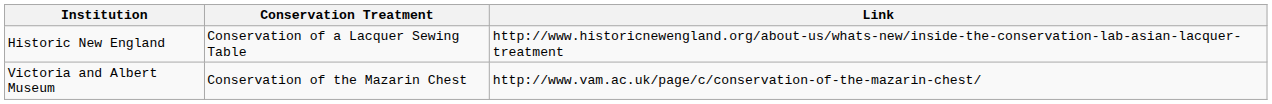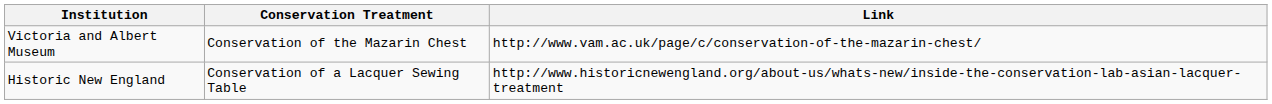rows swapped: (82, 81) <-> (86, 44)
